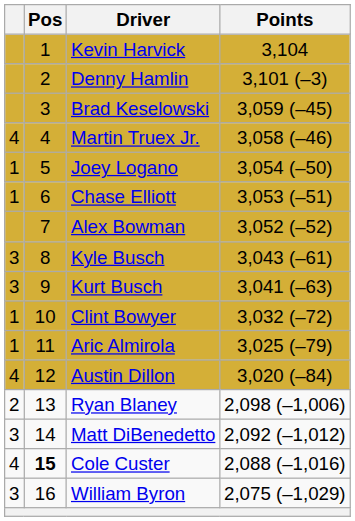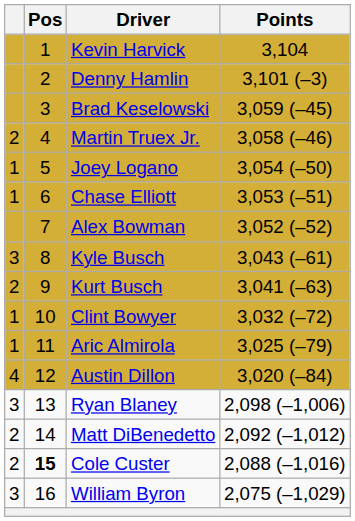(14, 138) 4 -> (14, 138) 2
(14, 286) 3 -> (14, 286) 2
(14, 404) 2 -> (14, 404) 3
(14, 434) 3 -> (14, 434) 2
(14, 464) 4 -> (14, 464) 2
